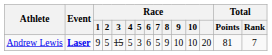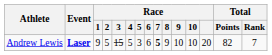(158, 43) normal -> (158, 43) bold
(228, 43) 81 -> (228, 43) 82
